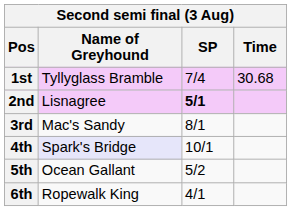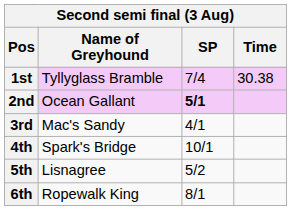(255, 78) 30.68 -> (255, 78) 30.38
(74, 101) Lisnagree -> (88, 101) Ocean Gallant
(195, 124) 8/1 -> (195, 124) 4/1
(89, 147) lavender background -> (89, 147) no background
(88, 170) Ocean Gallant -> (74, 170) Lisnagree
(195, 194) 4/1 -> (195, 194) 8/1
